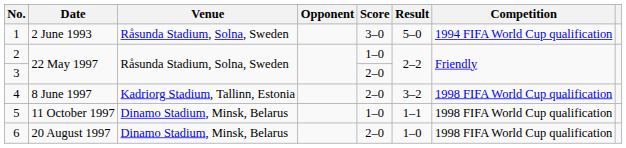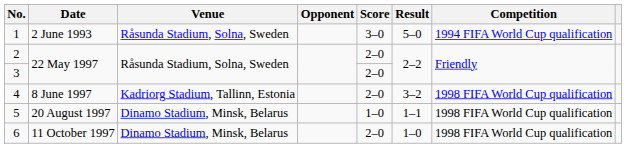(375, 53) 1–0 -> (375, 53) 2–0
(73, 113) 11 October 1997 -> (71, 113) 20 August 1997
(71, 133) 20 August 1997 -> (73, 133) 11 October 1997
